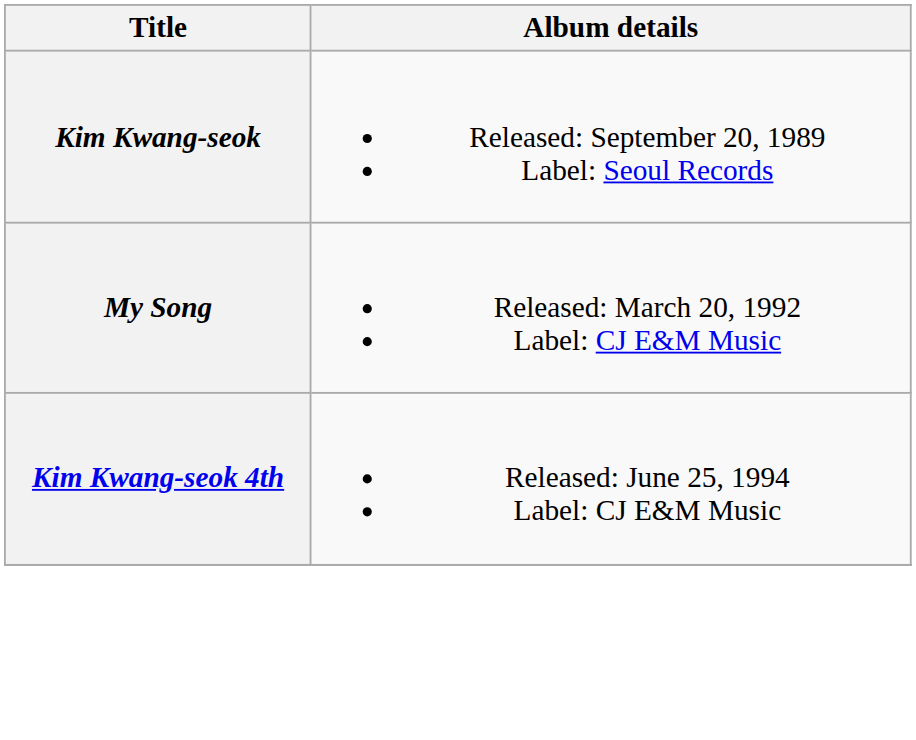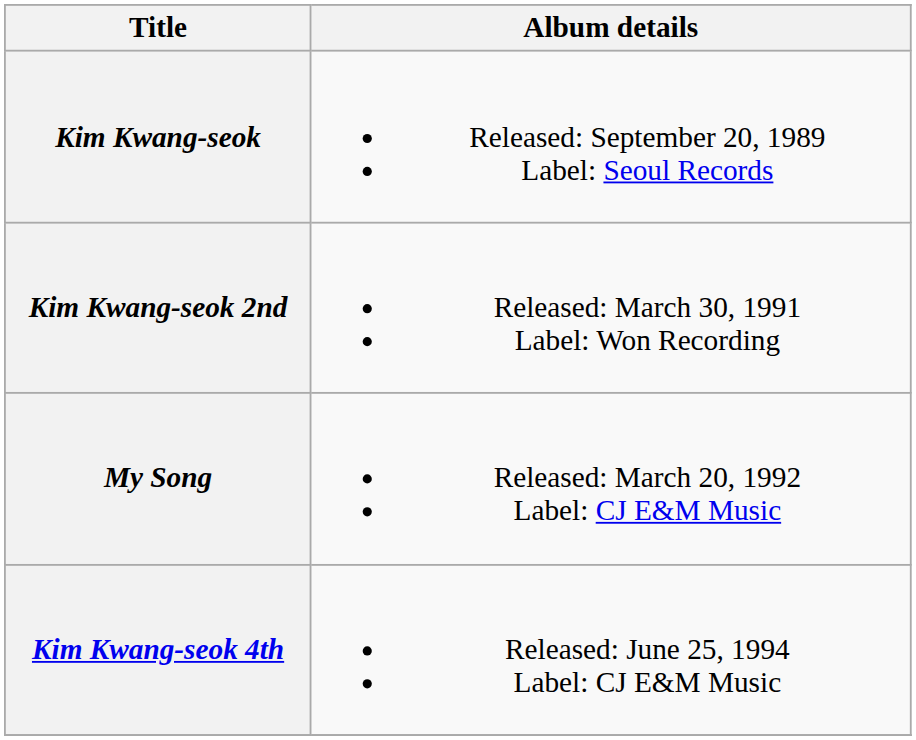+ row: (158, 307)
